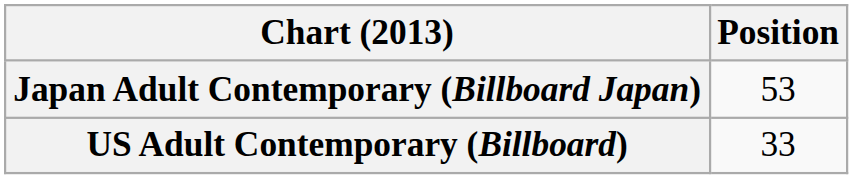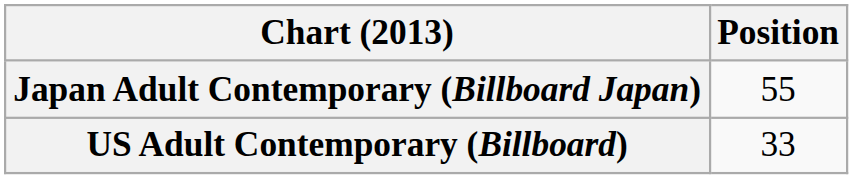(778, 88) 53 -> (778, 88) 55
